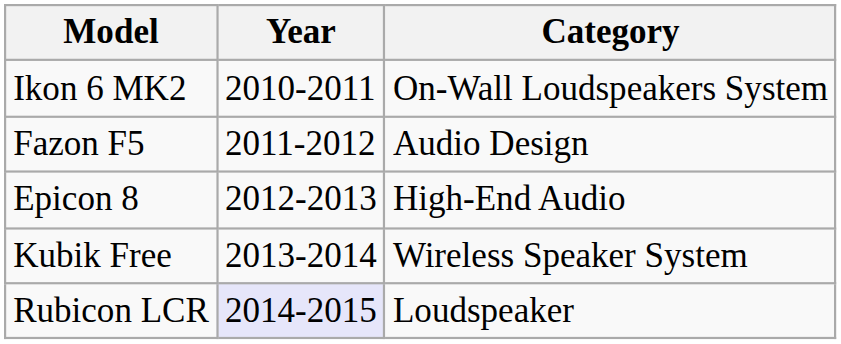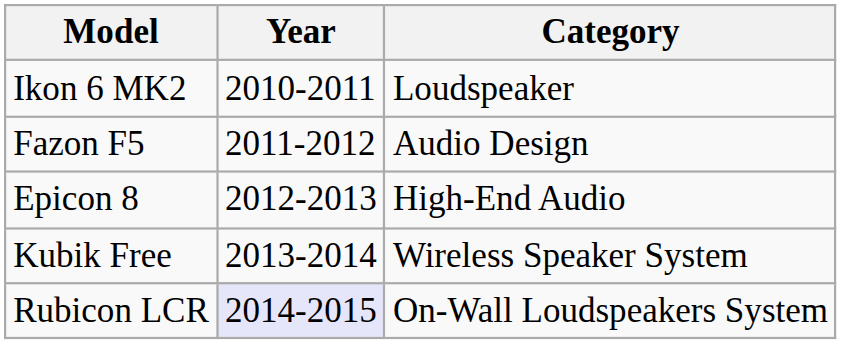(611, 87) On-Wall Loudspeakers System -> (483, 87) Loudspeaker
(483, 310) Loudspeaker -> (611, 310) On-Wall Loudspeakers System
